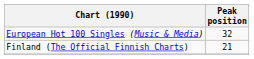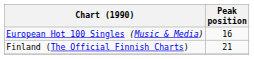(227, 34) 32 -> (227, 34) 16
